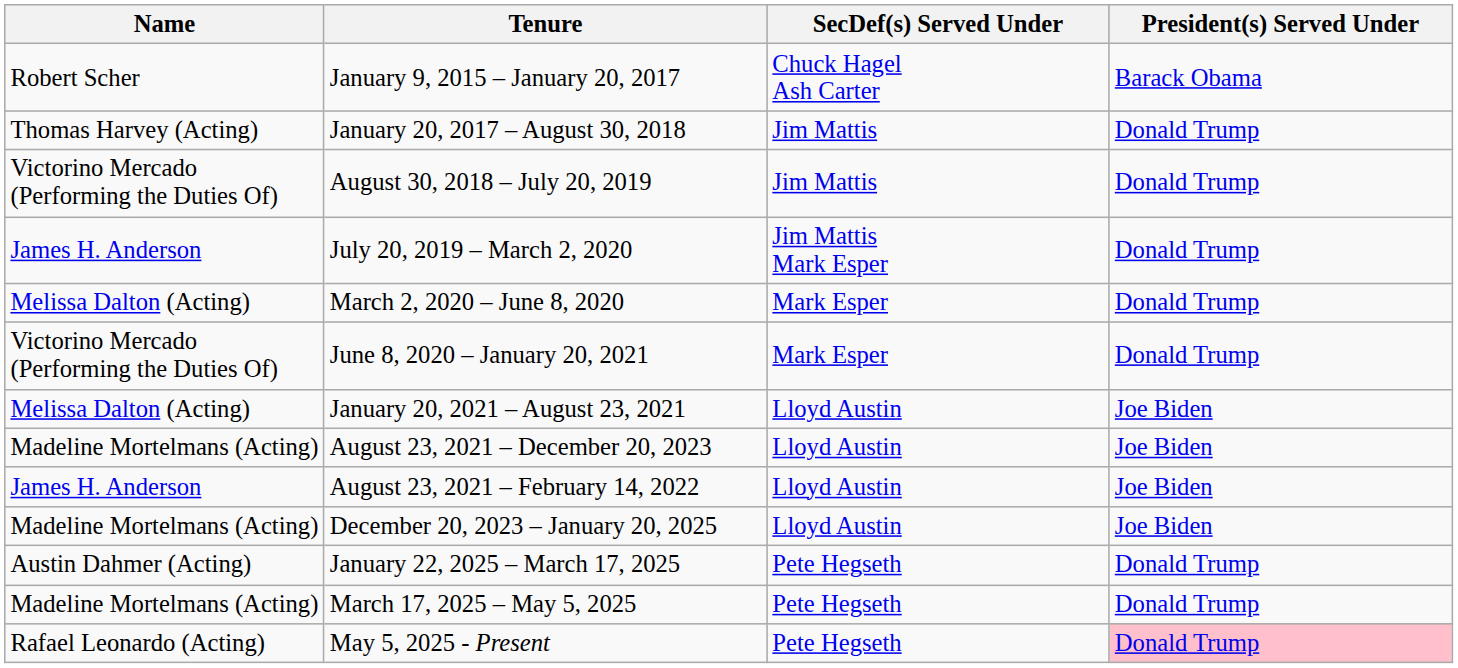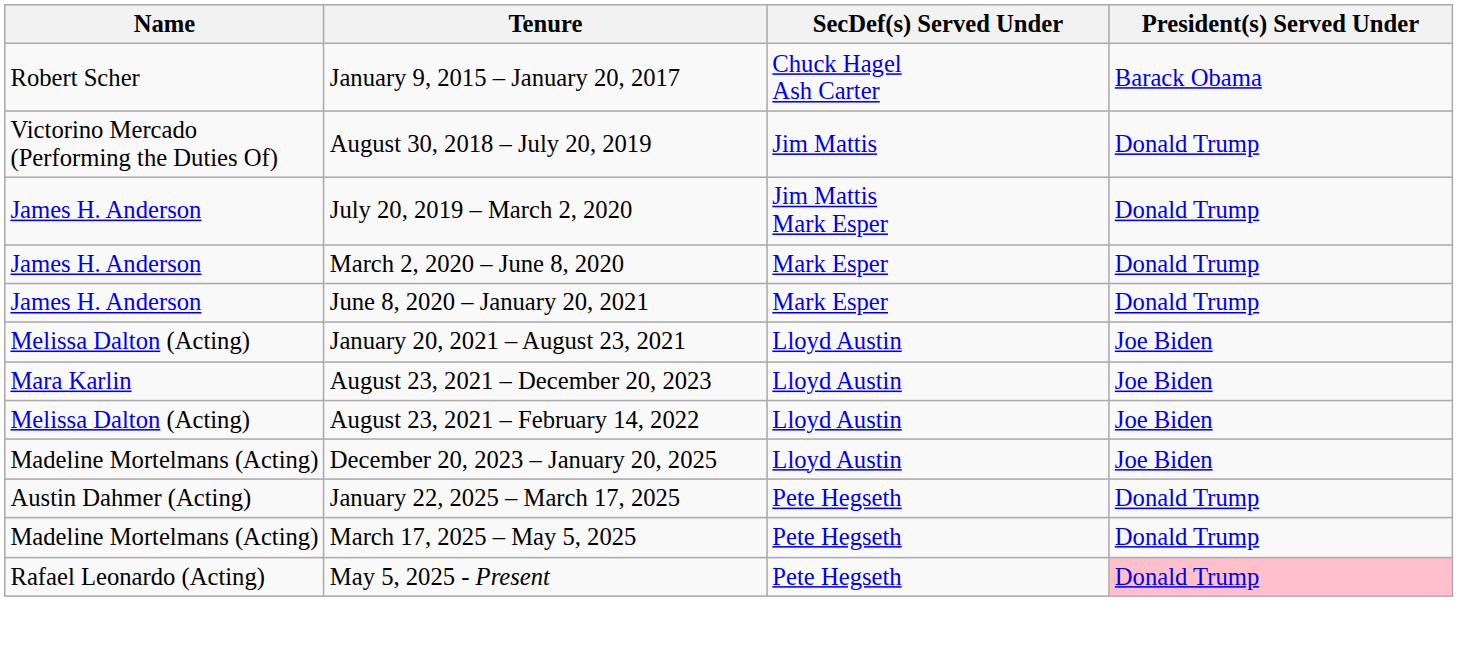- row: (508, 129)
(130, 302) Melissa Dalton (Acting) -> (106, 263) James H. Anderson
(144, 355) Victorino Mercado (Performing the Duties Of) -> (106, 302) James H. Anderson
(164, 447) Madeline Mortelmans (Acting) -> (71, 380) Mara Karlin
(106, 486) James H. Anderson -> (130, 419) Melissa Dalton (Acting)
